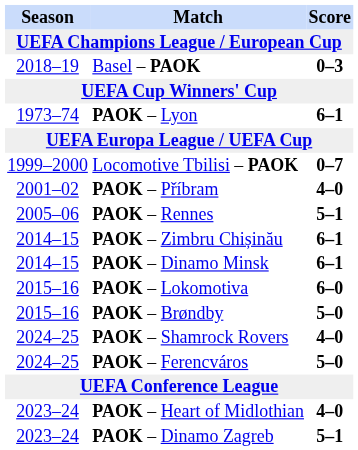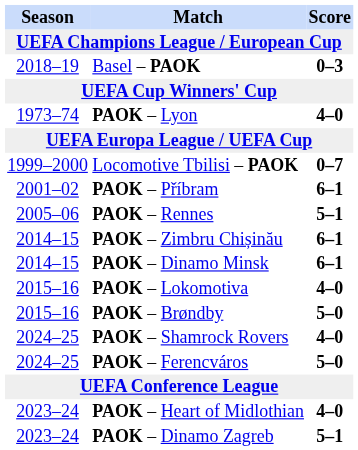(330, 115) 6–1 -> (330, 115) 4–0
(330, 189) 4–0 -> (330, 189) 6–1
(330, 288) 6–0 -> (330, 288) 4–0
